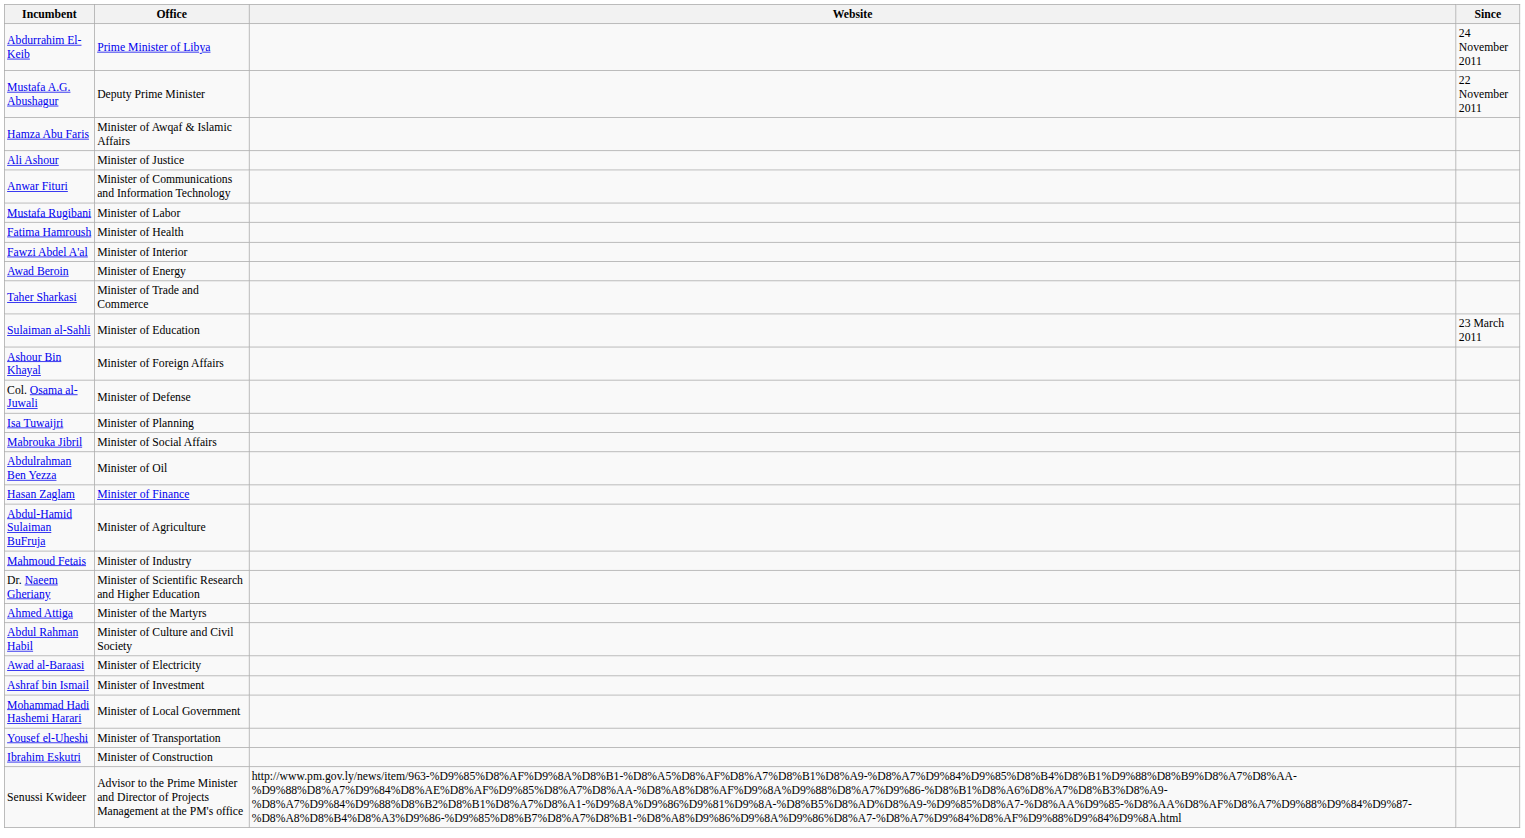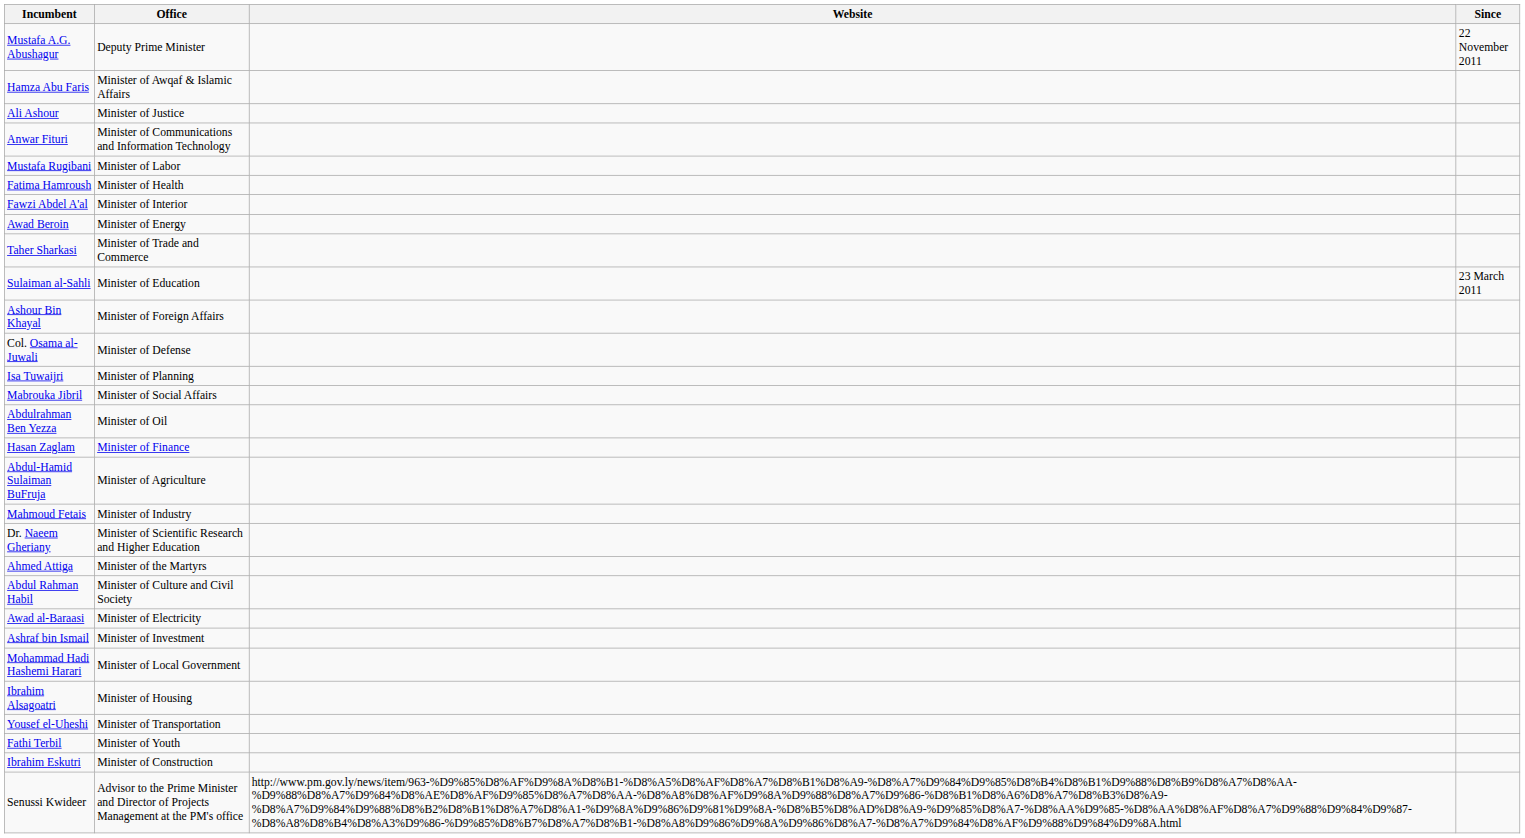- row: (44, 47)
+ row: (31, 697)
+ row: (34, 743)
